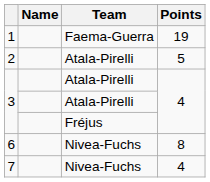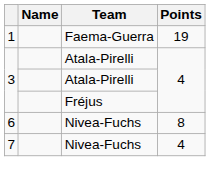- row: (11, 58)
